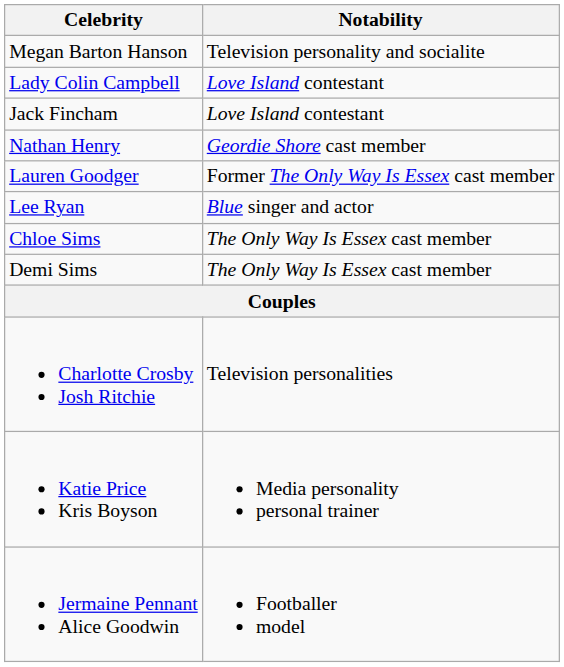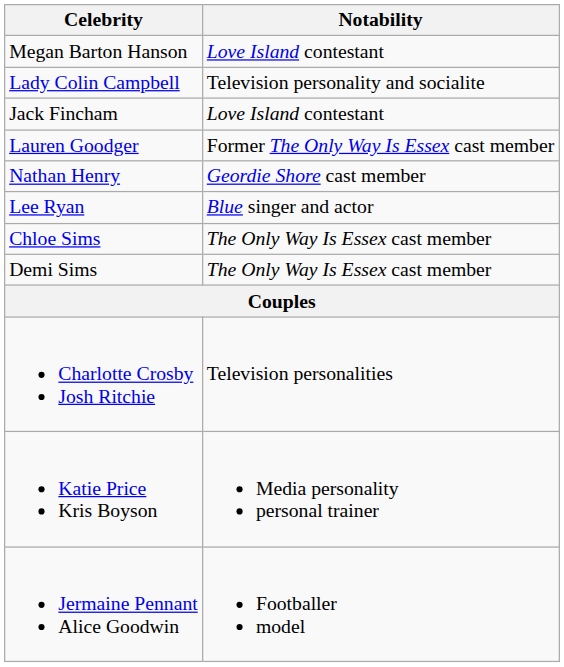(346, 51) Television personality and socialite -> (295, 51) Love Island contestant
(295, 82) Love Island contestant -> (346, 82) Television personality and socialite
rows swapped: (74, 176) <-> (65, 144)
